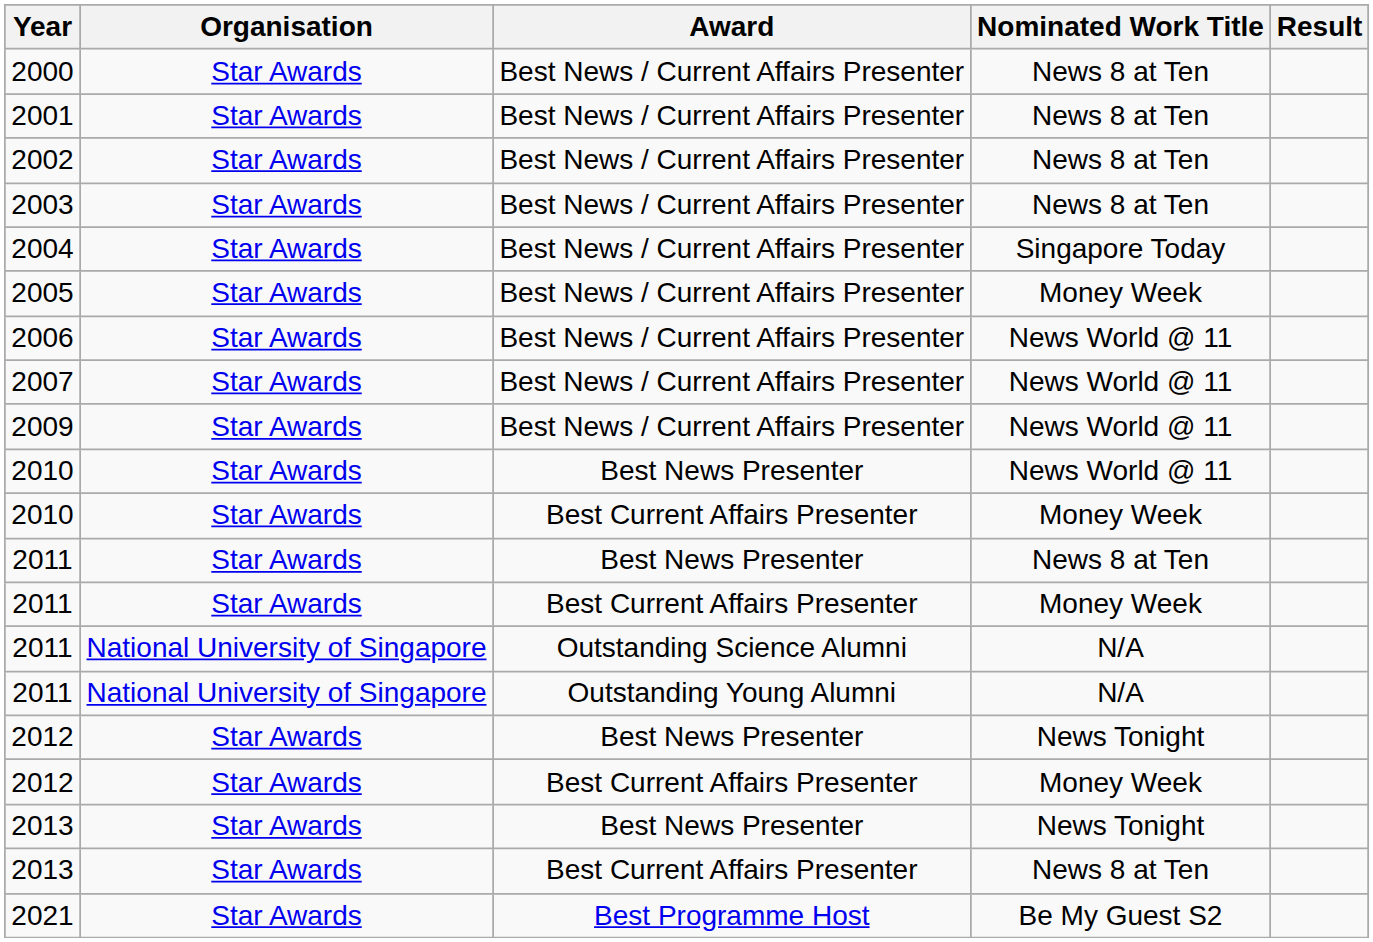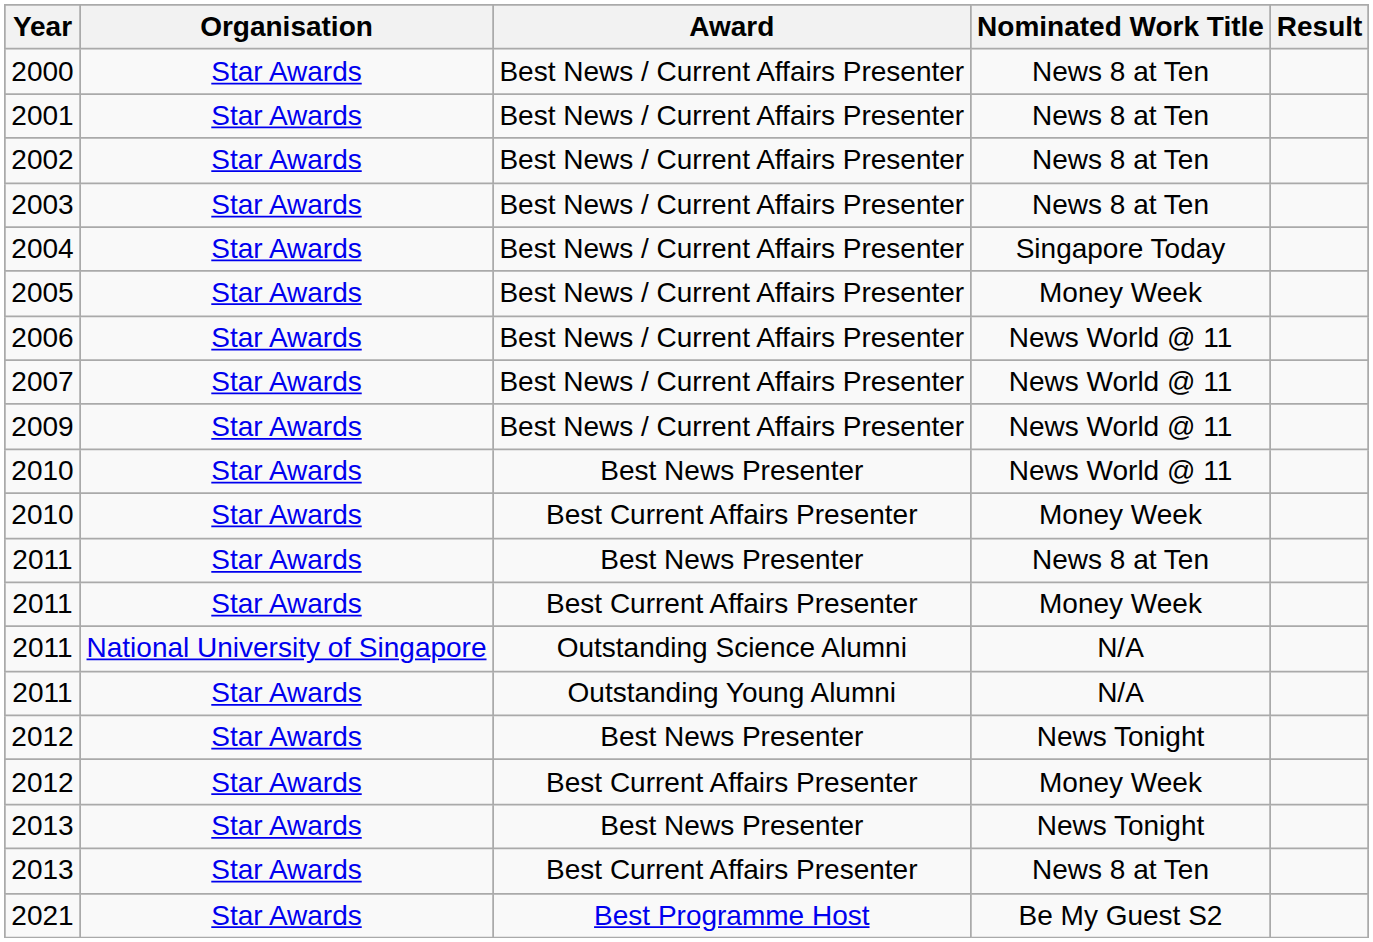(287, 692) National University of Singapore -> (287, 692) Star Awards
